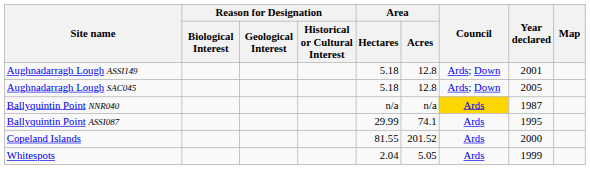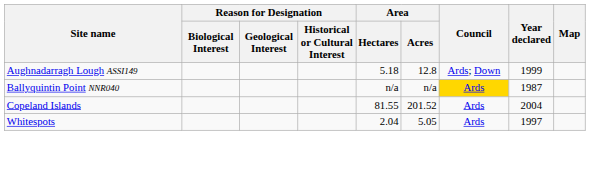(531, 71) 2001 -> (531, 71) 1999
- row: (71, 88)
- row: (63, 122)
(531, 139) 2000 -> (531, 105) 2004
(531, 156) 1999 -> (531, 122) 1997
